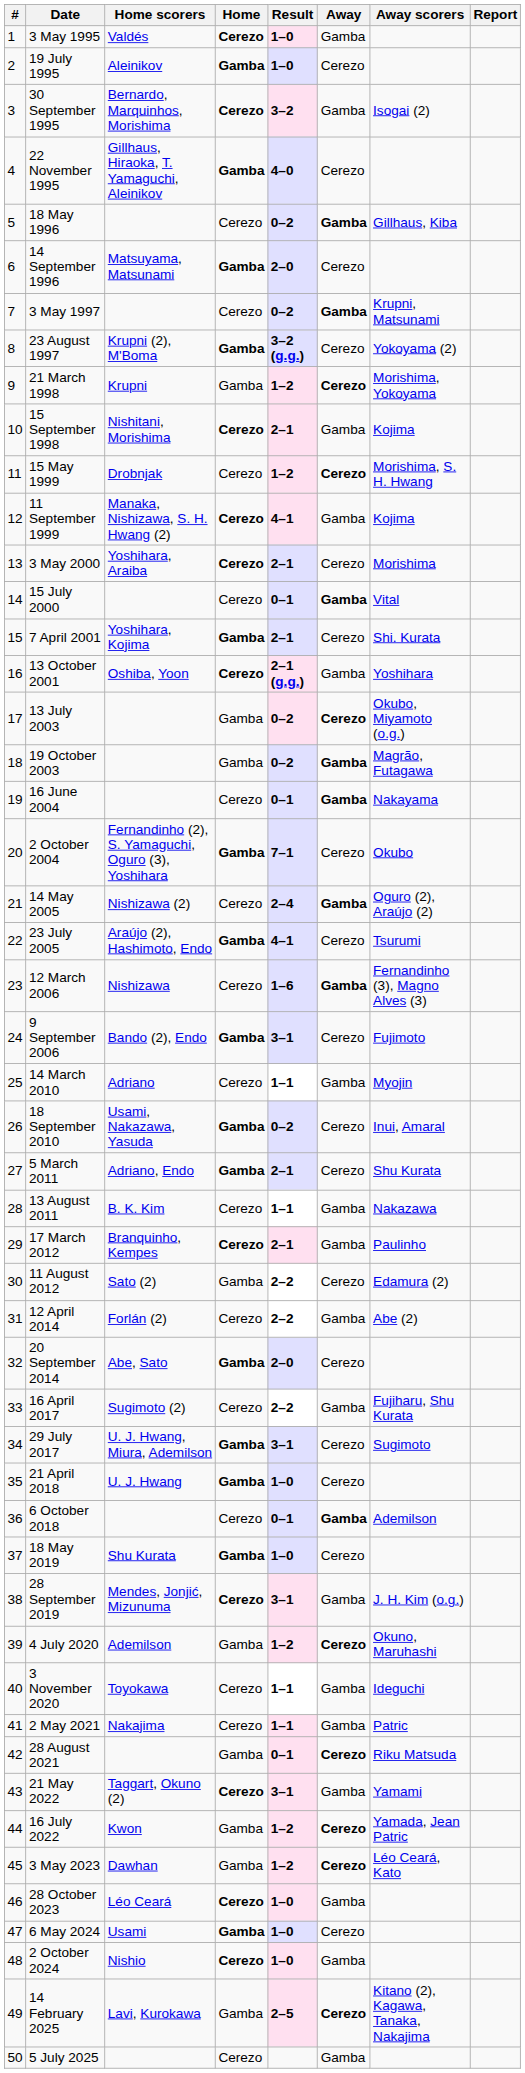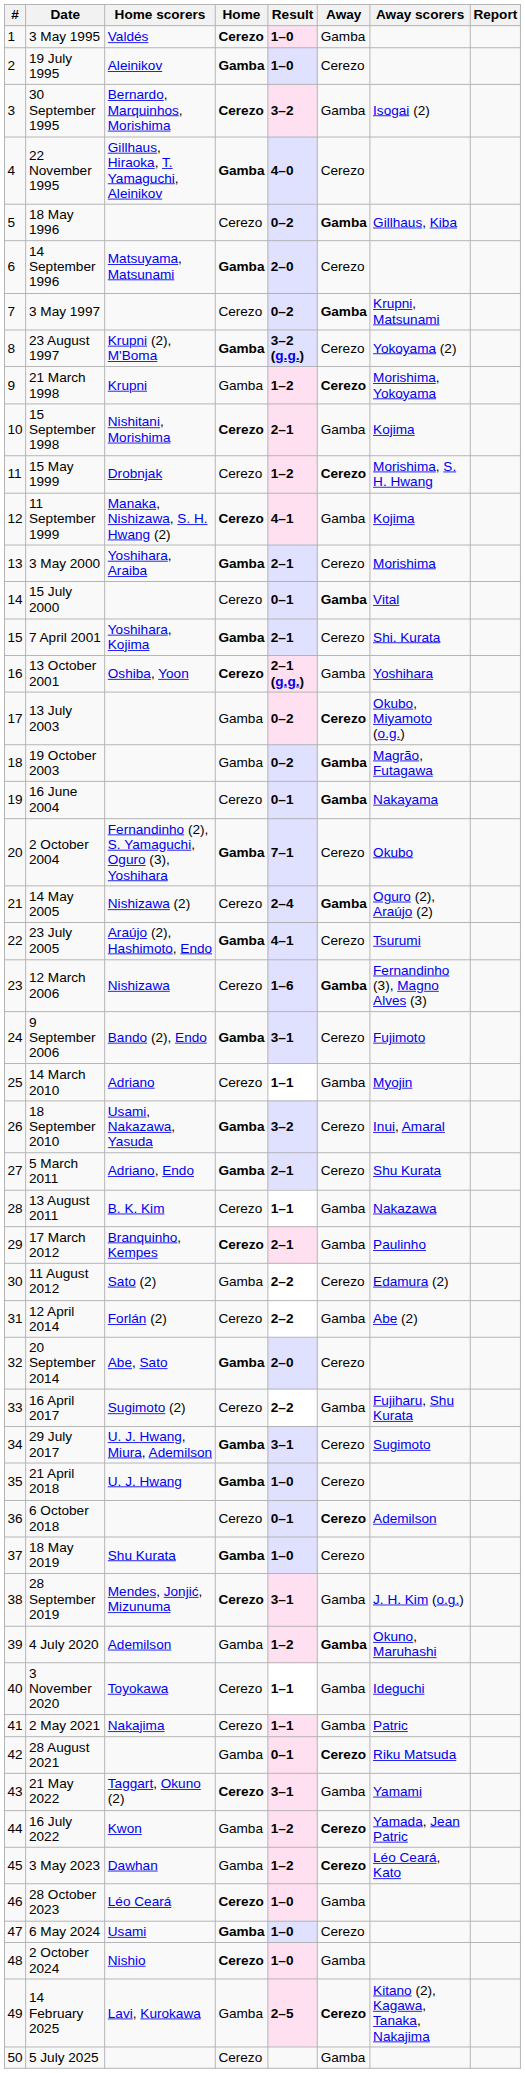(241, 563) Cerezo -> (241, 563) Gamba
(282, 1126) 0–2 -> (282, 1126) 3–2
(344, 1518) Gamba -> (343, 1518) Cerezo
(343, 1644) Cerezo -> (344, 1644) Gamba
